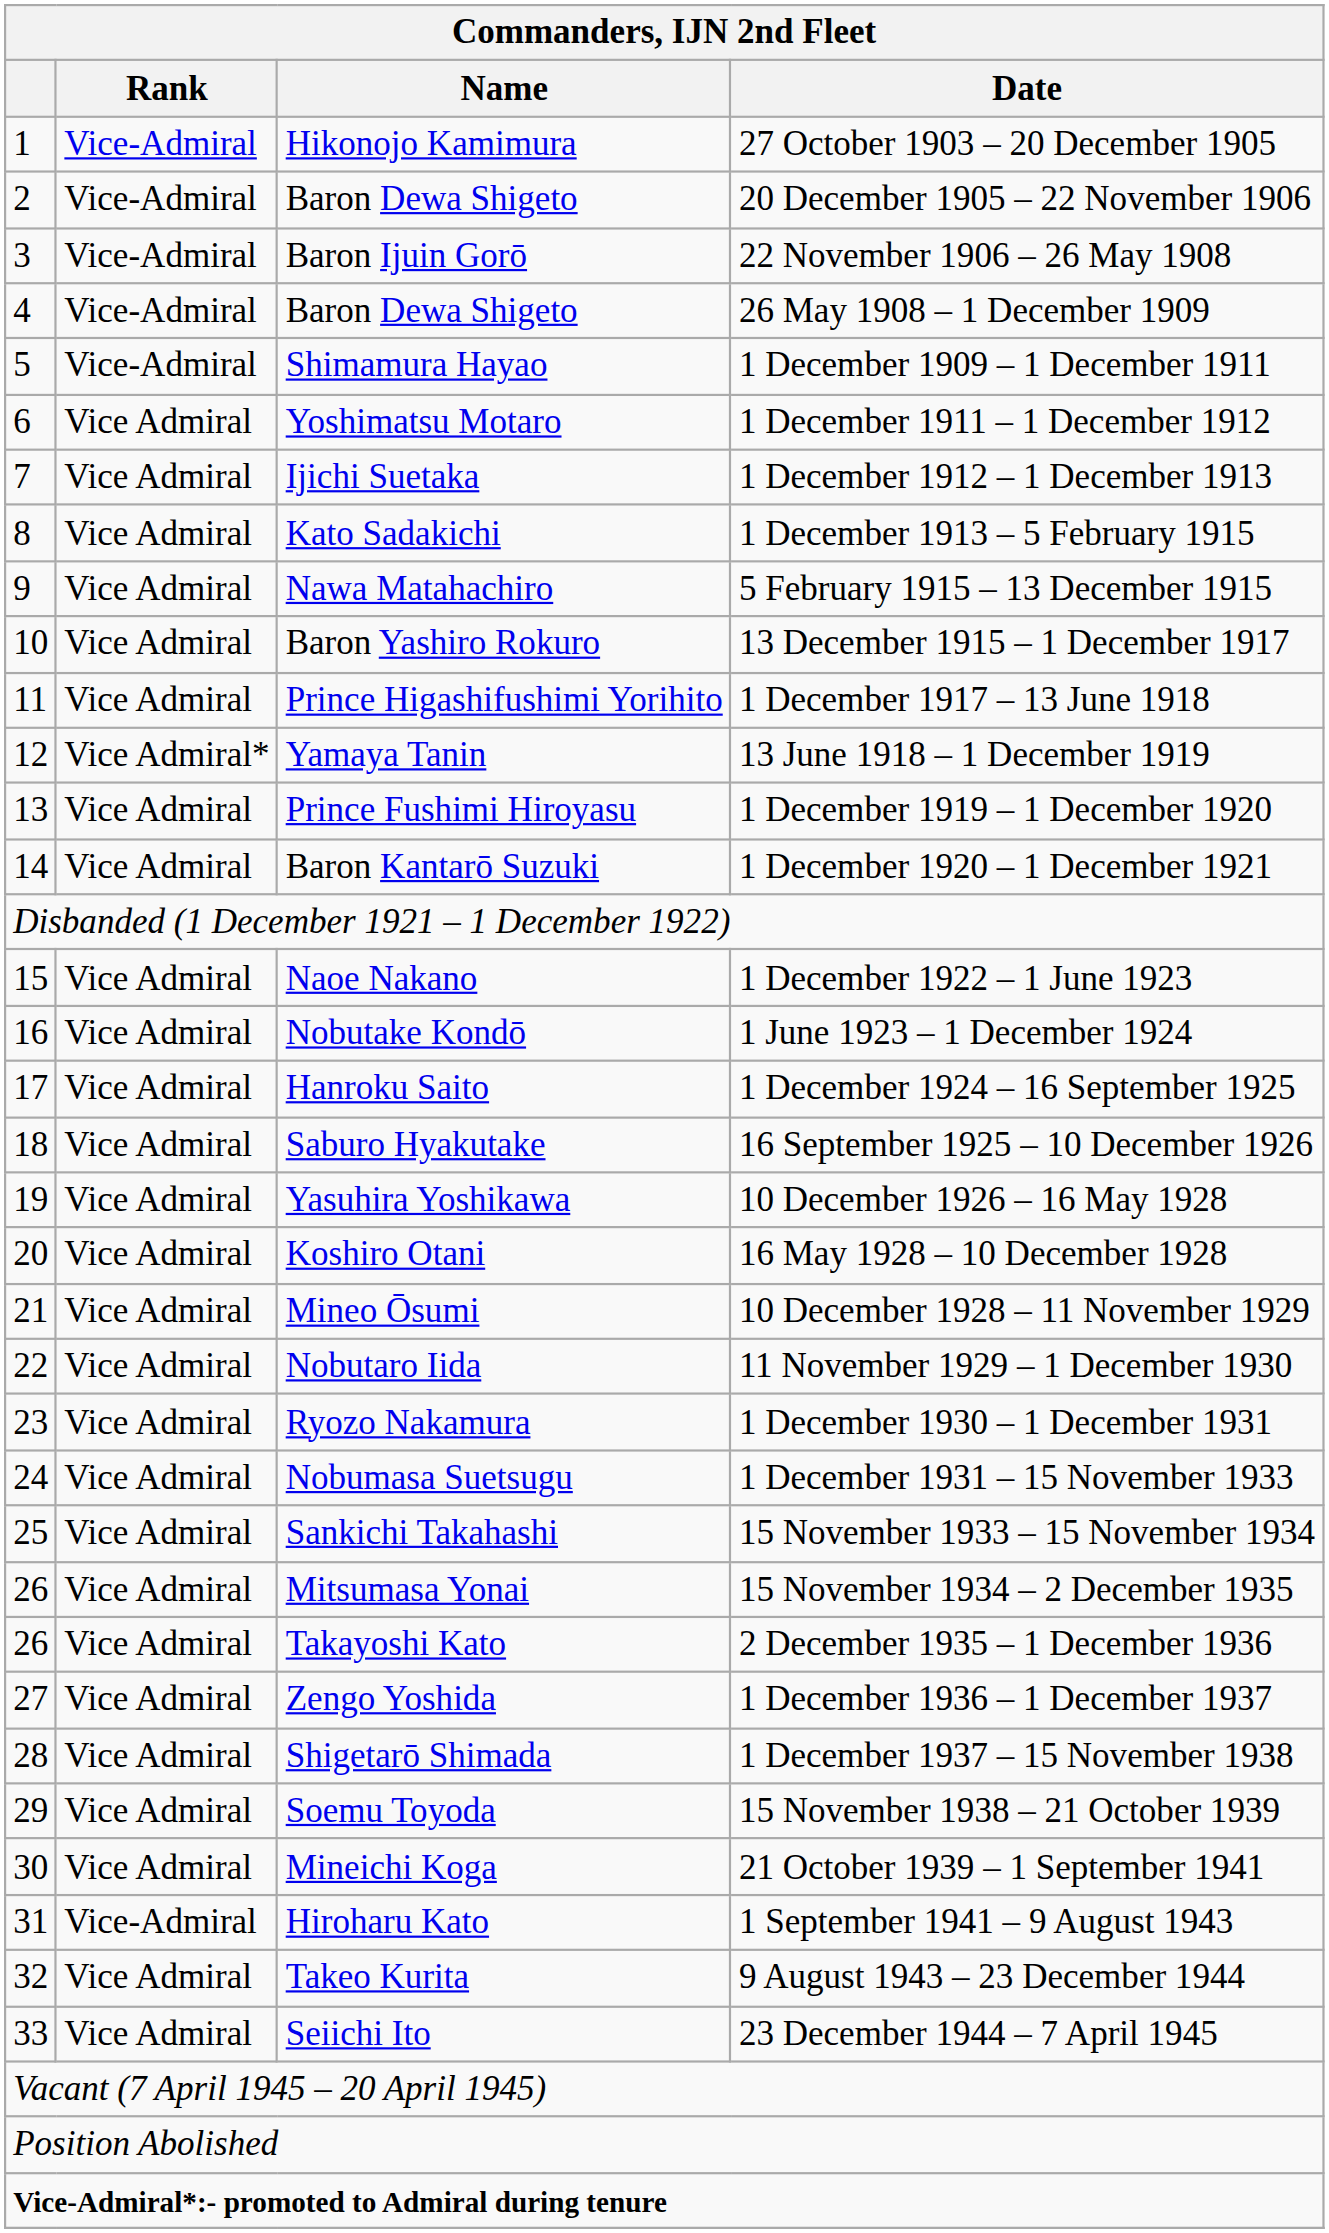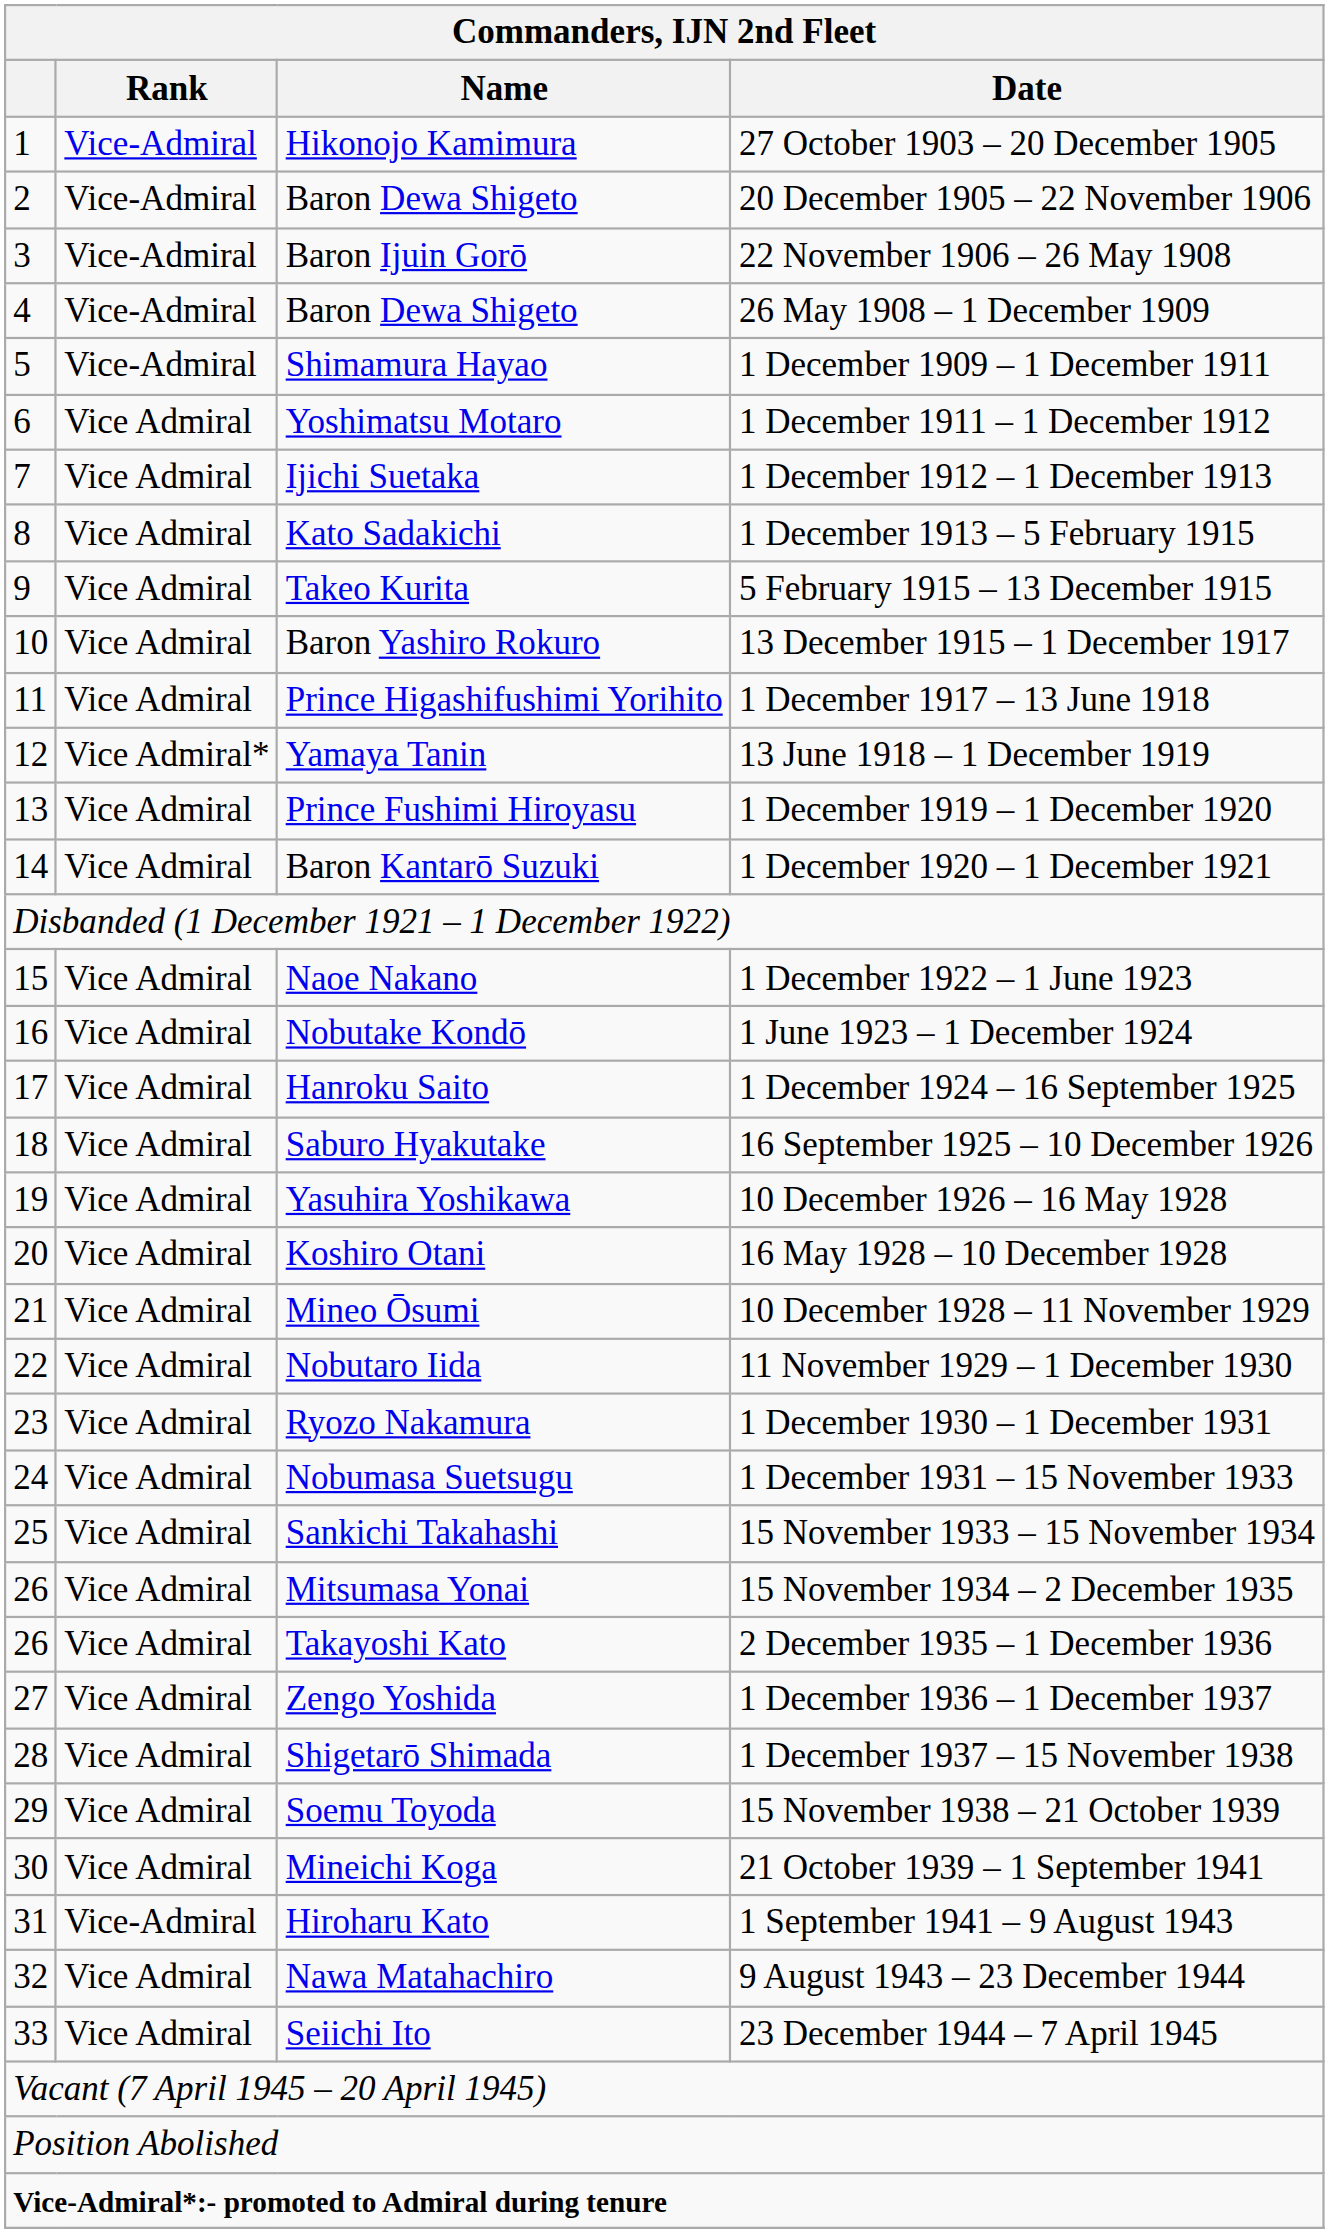(419, 587) Nawa Matahachiro -> (377, 587) Takeo Kurita
(377, 1977) Takeo Kurita -> (419, 1977) Nawa Matahachiro
